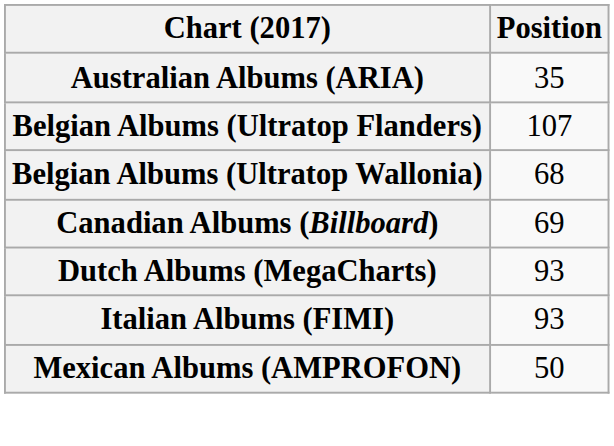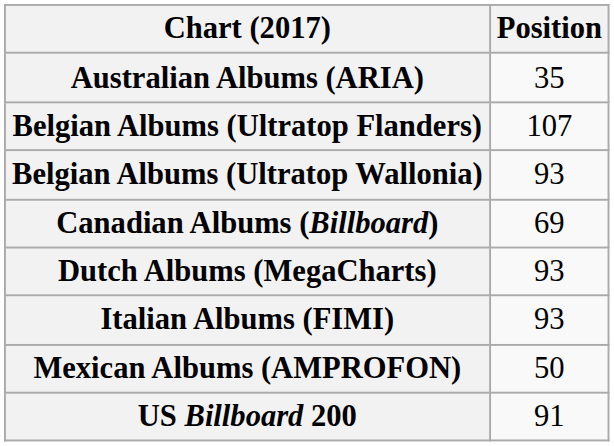(549, 174) 68 -> (549, 174) 93
+ row: (247, 416)
